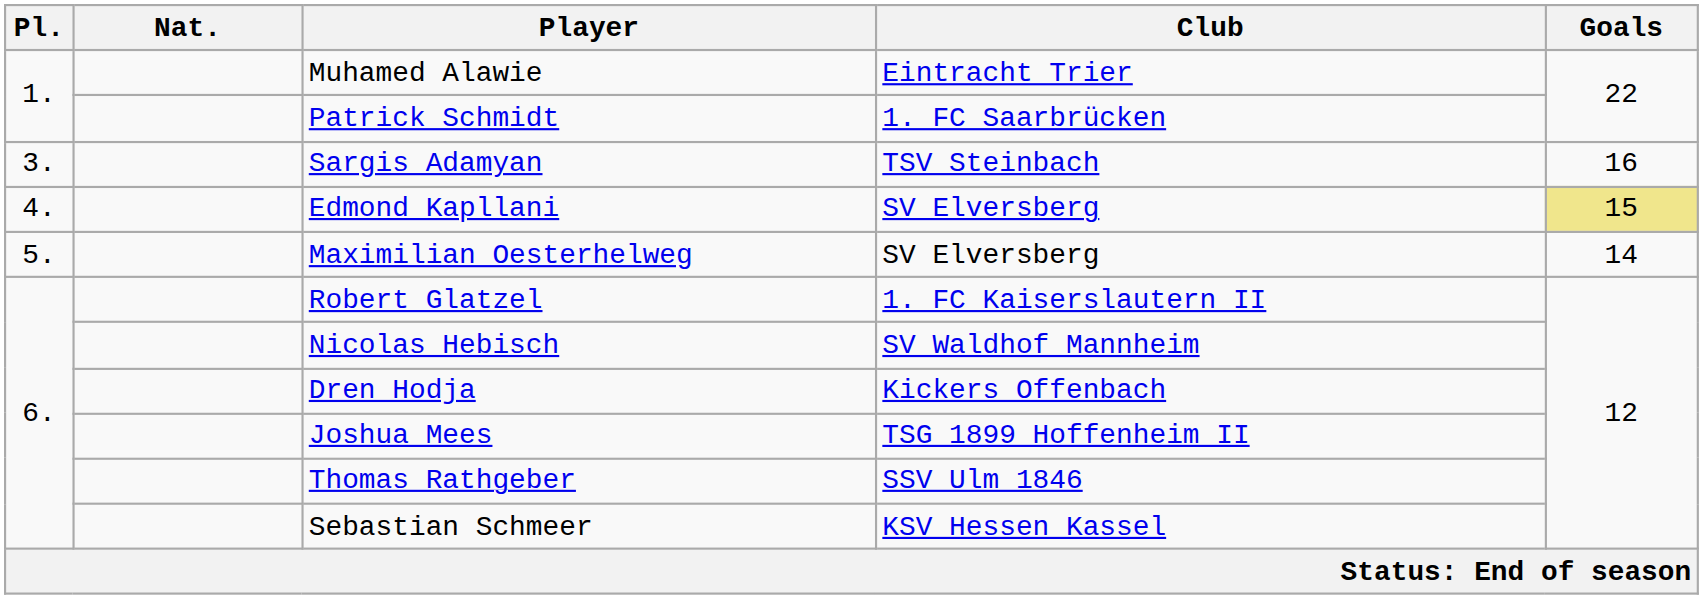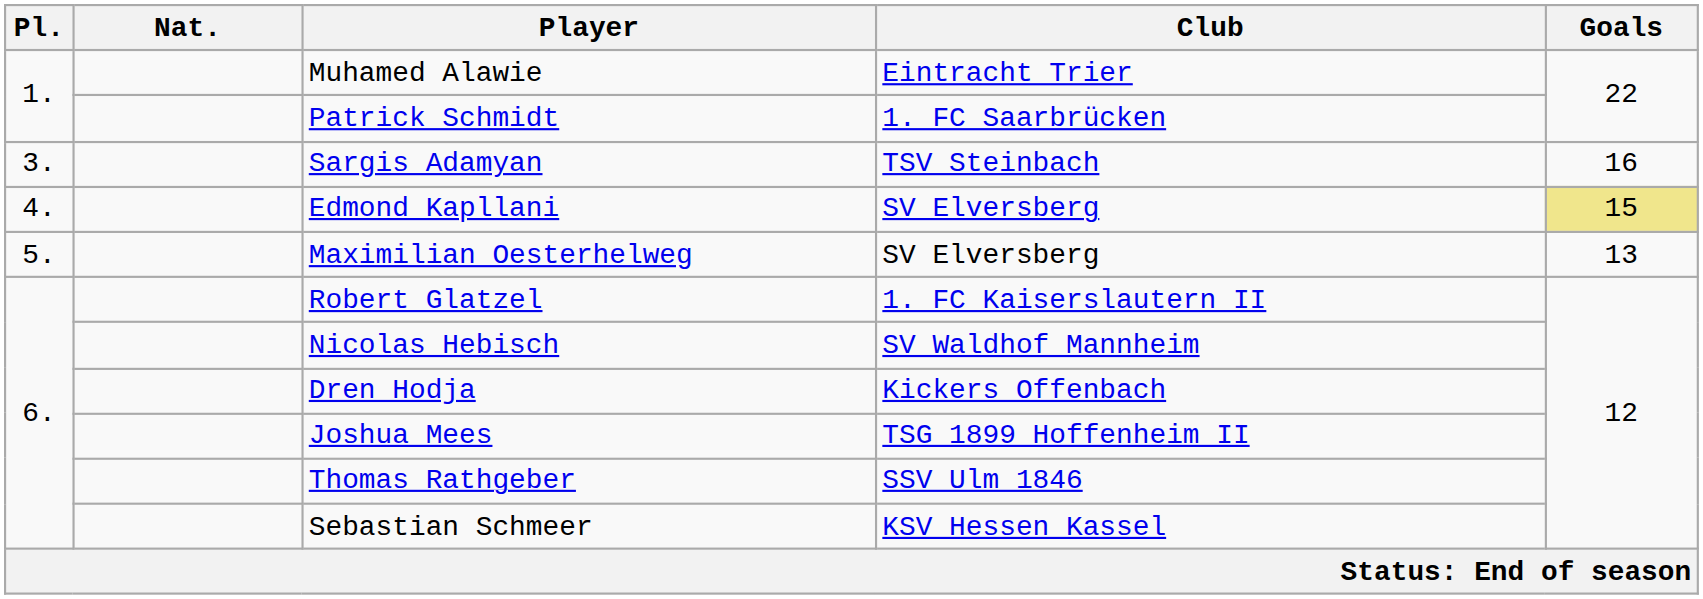(1621, 254) 14 -> (1621, 254) 13
